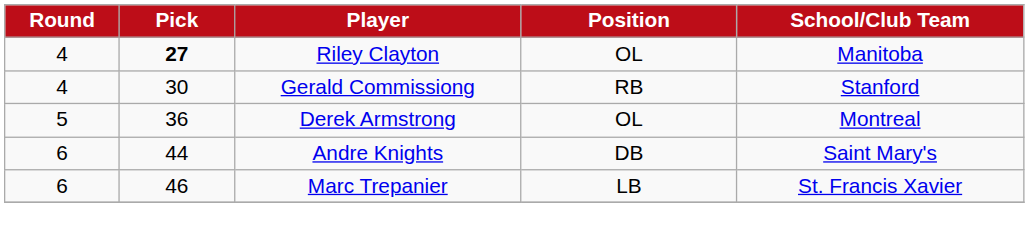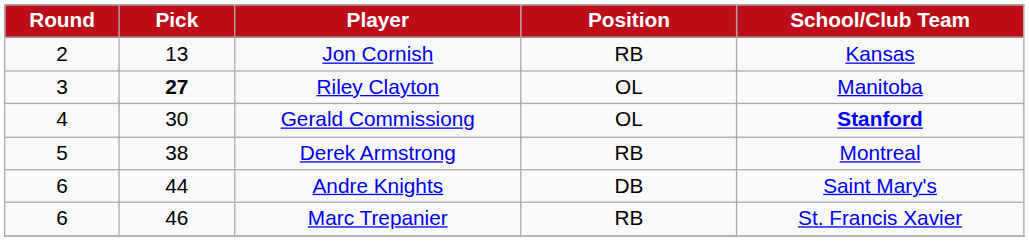+ row: (378, 53)
(62, 53) 4 -> (62, 86) 3
(629, 86) RB -> (629, 119) OL
(880, 86) normal -> (880, 119) bold
(177, 119) 36 -> (177, 152) 38
(629, 119) OL -> (629, 152) RB
(629, 185) LB -> (629, 218) RB
